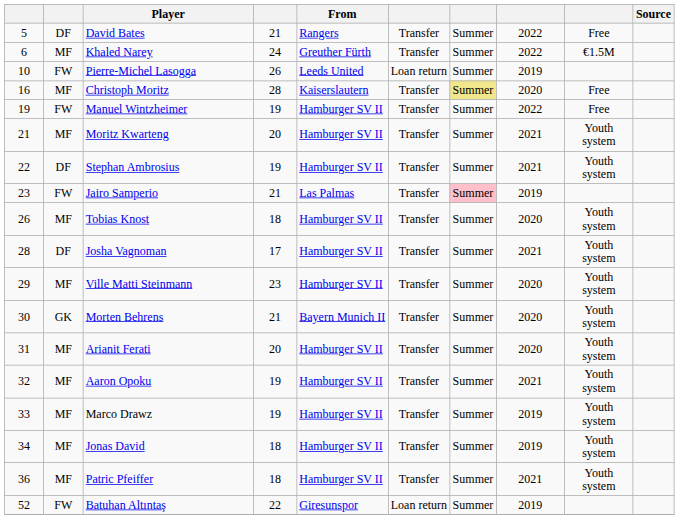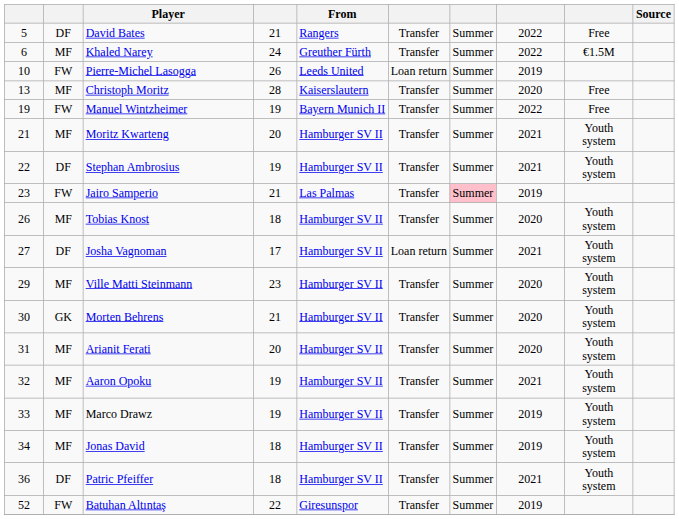(24, 90) 16 -> (24, 90) 13
(473, 90) khaki background -> (473, 90) no background
(341, 109) Hamburger SV II -> (342, 109) Bayern Munich II
(24, 251) 28 -> (24, 251) 27
(419, 251) Transfer -> (419, 251) Loan return
(342, 316) Bayern Munich II -> (341, 316) Hamburger SV II
(63, 479) MF -> (63, 479) DF
(419, 505) Loan return -> (419, 505) Transfer
